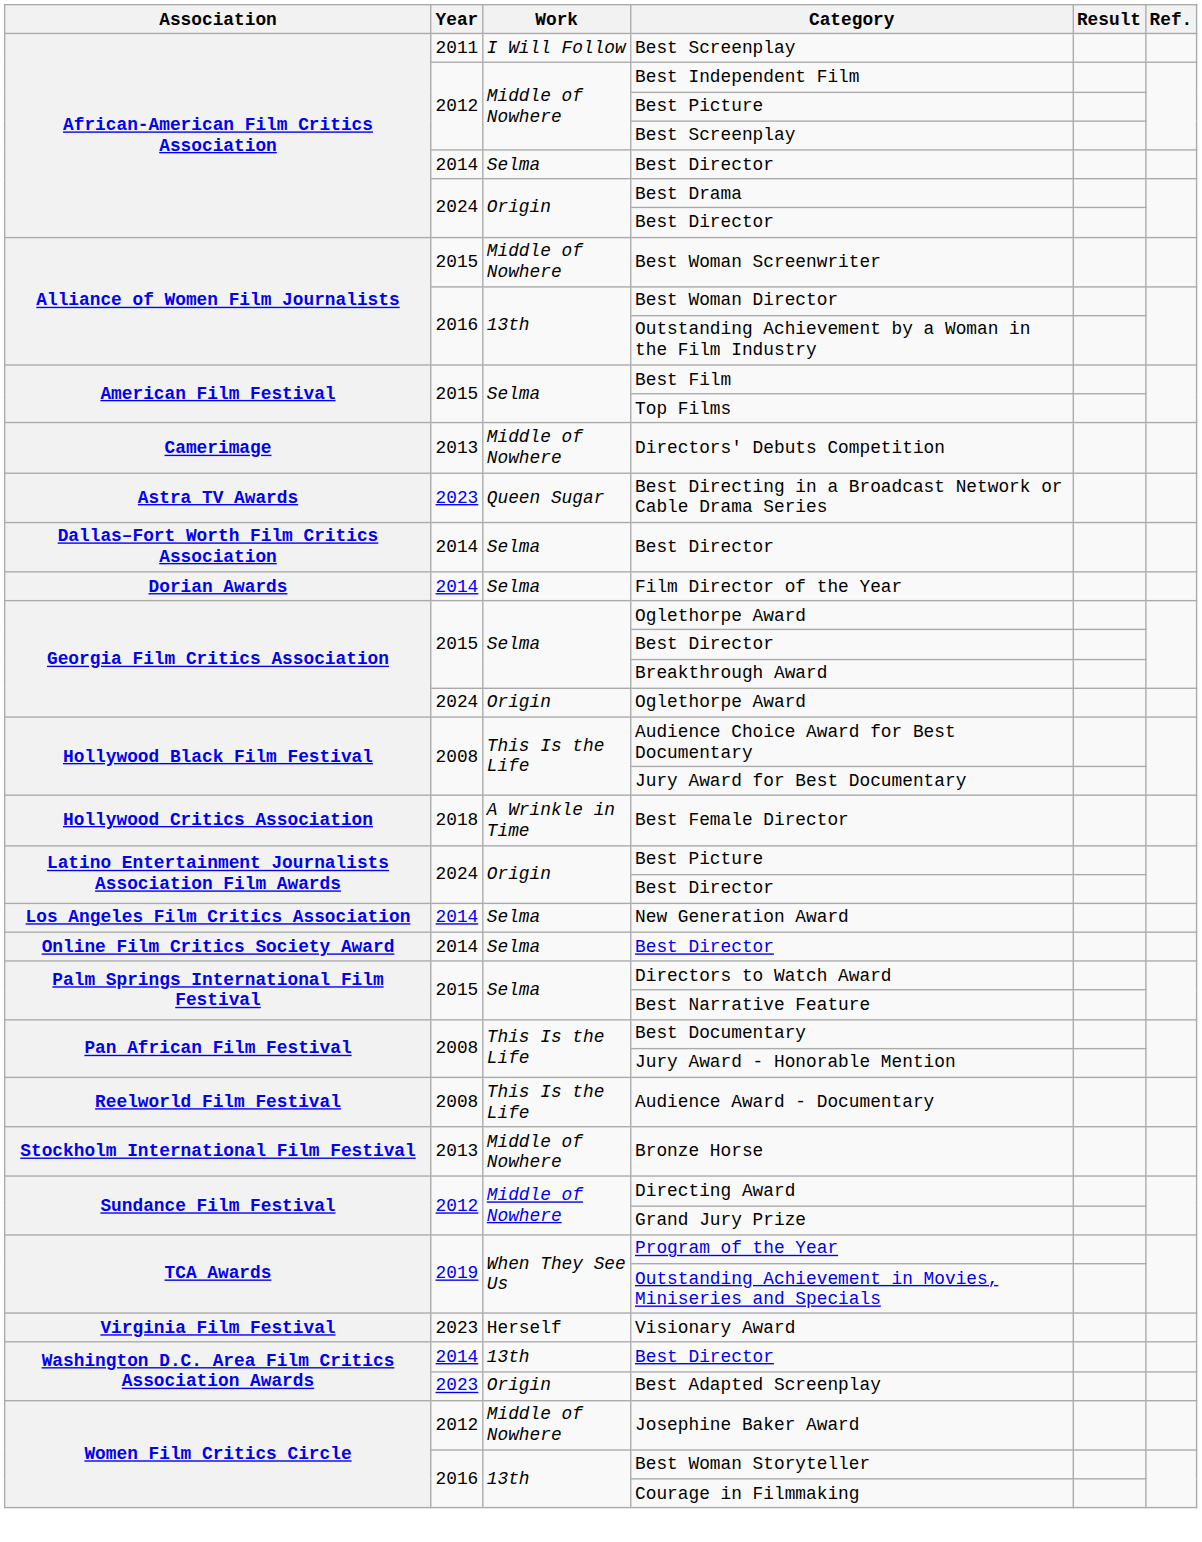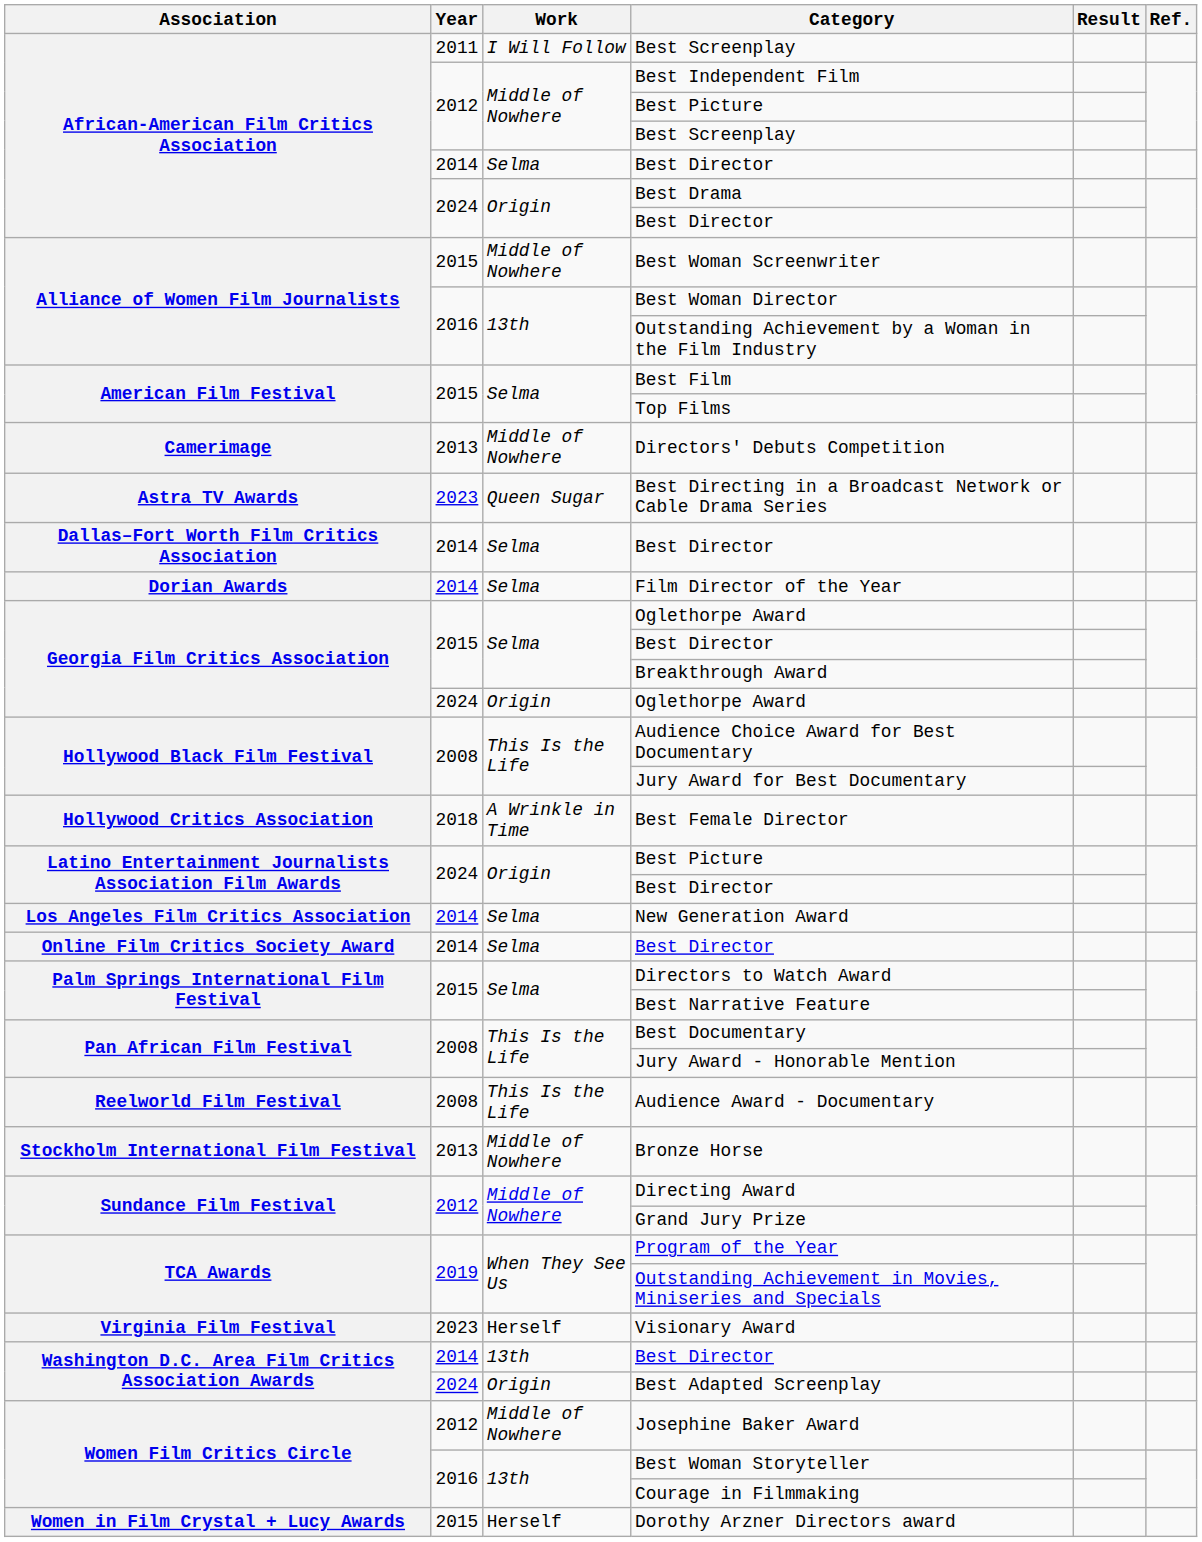(457, 1386) 2023 -> (457, 1386) 2024
+ row: (218, 1522)
